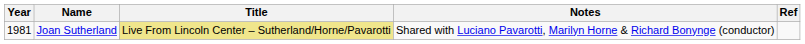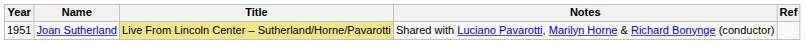(19, 30) 1981 -> (19, 30) 1951
